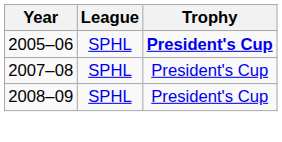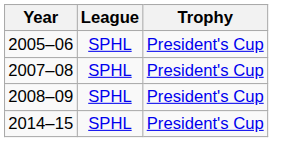(210, 44) bold -> (205, 44) normal
+ row: (41, 123)
